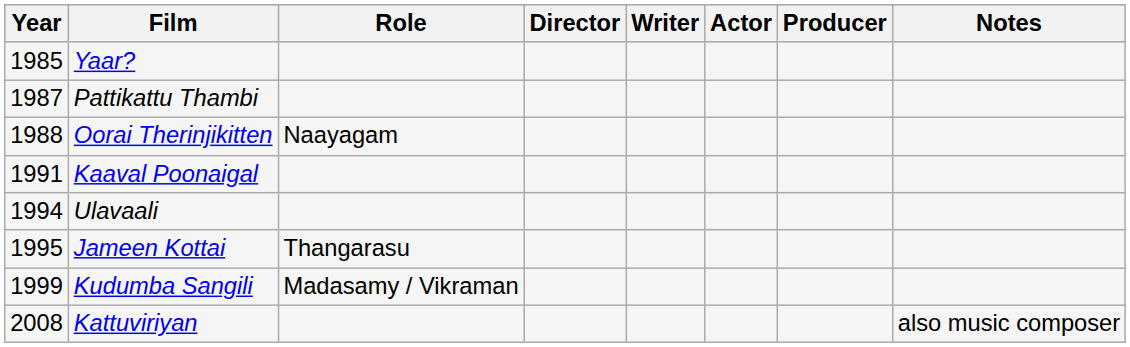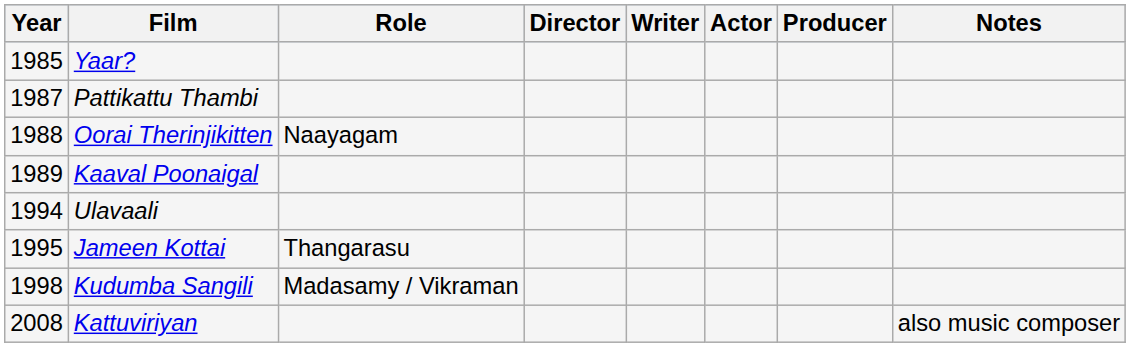(37, 173) 1991 -> (37, 173) 1989
(37, 286) 1999 -> (37, 286) 1998
